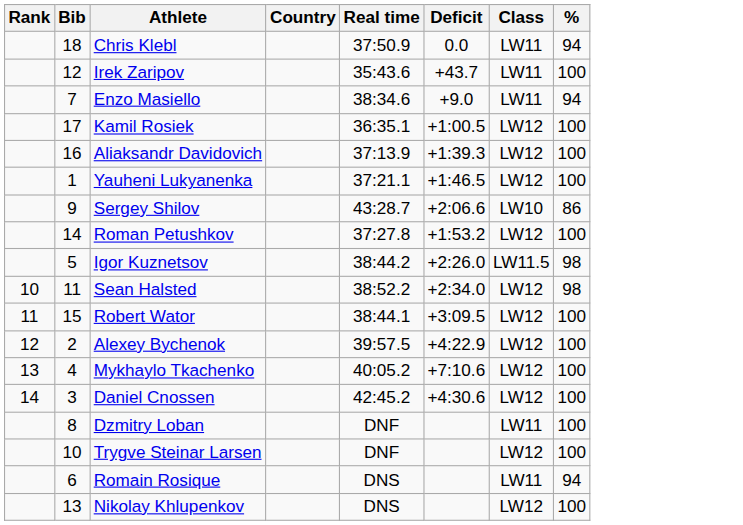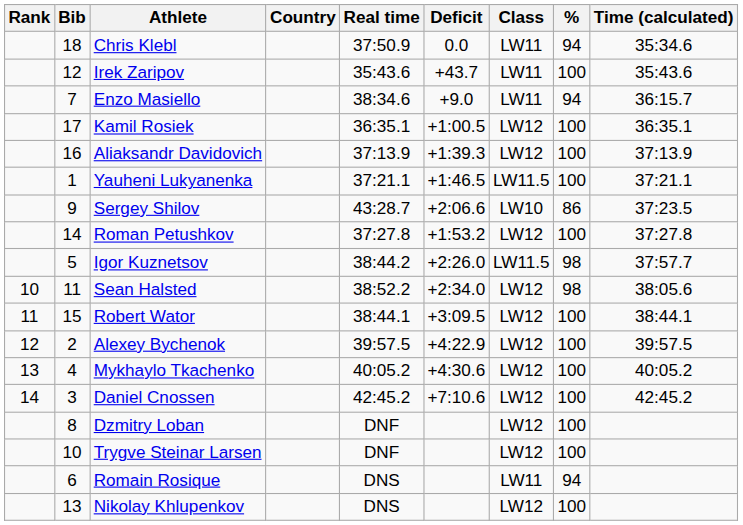+ column: (664, 18)
(521, 180) LW12 -> (521, 180) LW11.5
(456, 371) +7:10.6 -> (456, 371) +4:30.6
(456, 398) +4:30.6 -> (456, 398) +7:10.6
(521, 425) LW11 -> (521, 425) LW12
